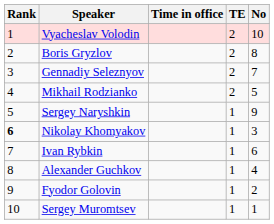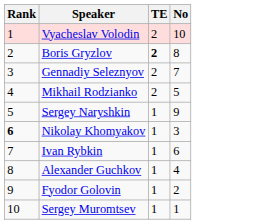- column: (187, 14)
(232, 53) normal -> (154, 53) bold
